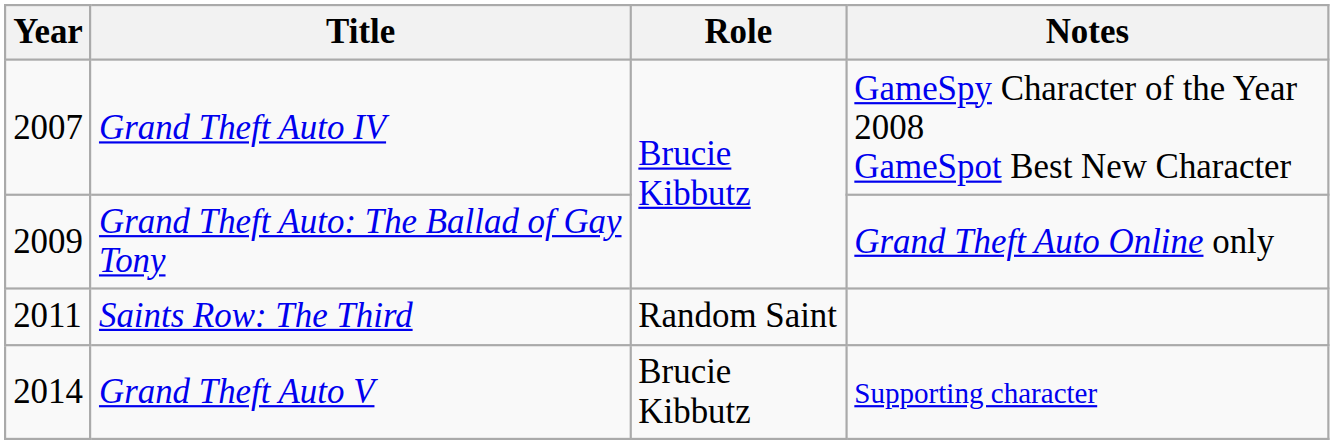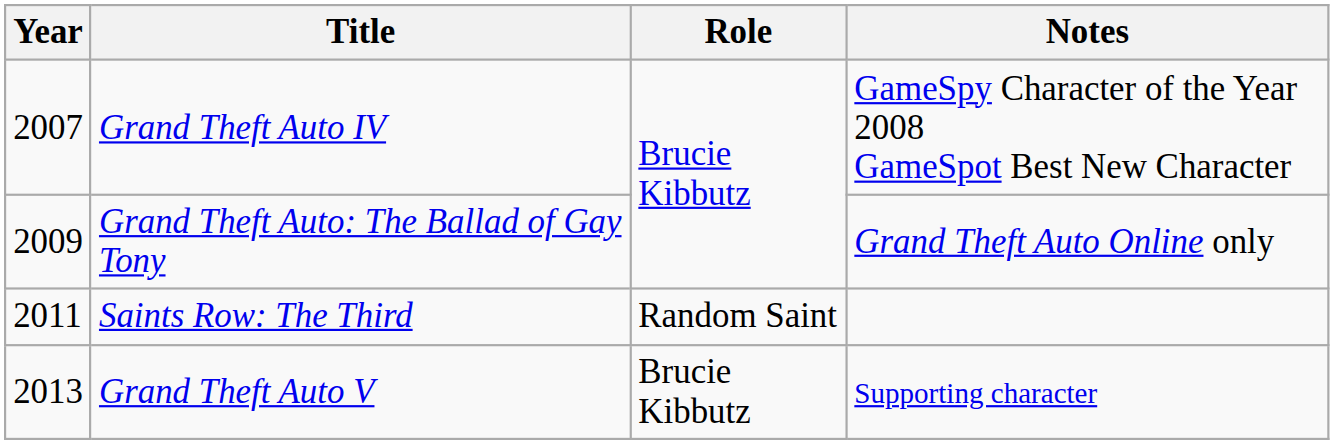(48, 390) 2014 -> (48, 390) 2013
